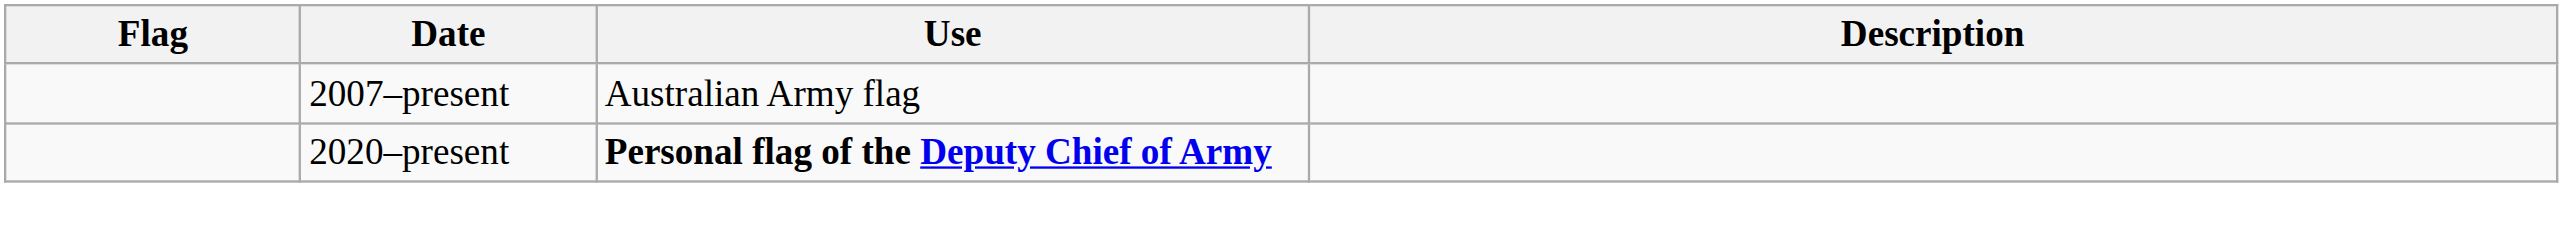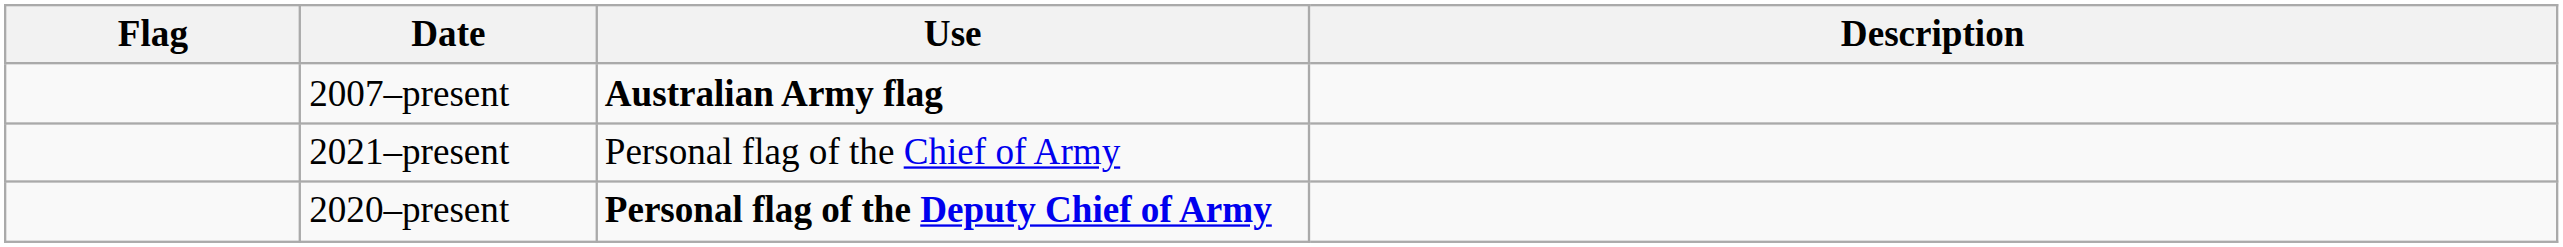(762, 92) normal -> (774, 92) bold
+ row: (409, 151)
